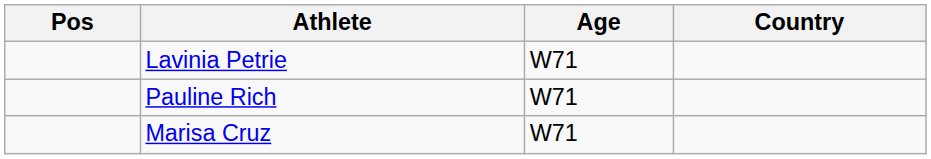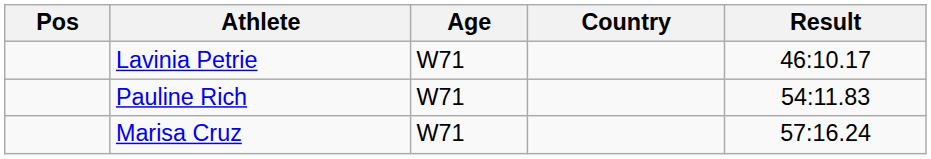+ column: (826, 23)
